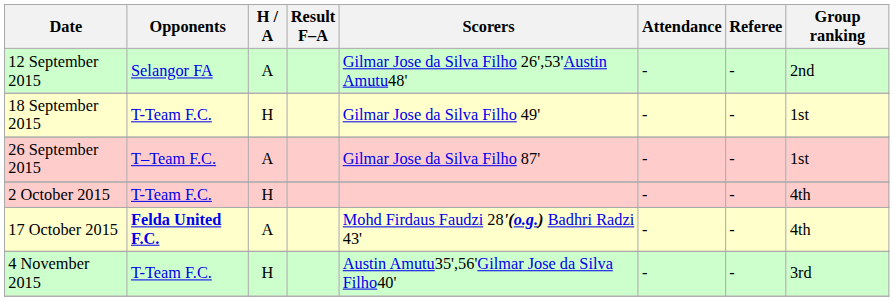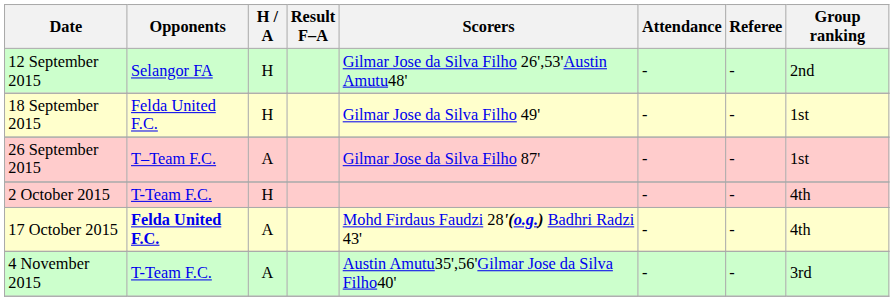(268, 70) A -> (268, 70) H
(171, 115) T-Team F.C. -> (173, 115) Felda United F.C.
(268, 273) H -> (268, 273) A
